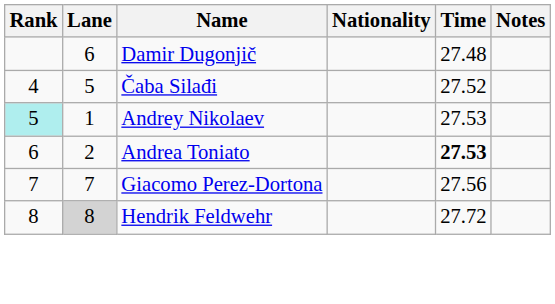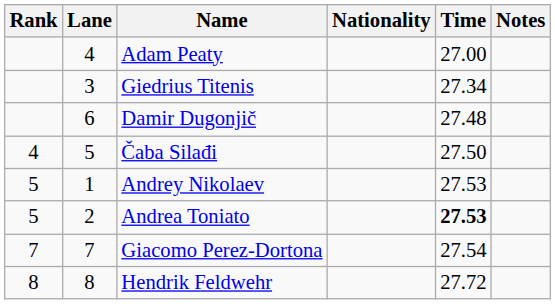+ row: (172, 53)
+ row: (188, 86)
(463, 86) 27.52 -> (463, 151) 27.50
(33, 119) paleturquoise background -> (33, 184) no background
(33, 151) 6 -> (33, 217) 5
(463, 184) 27.56 -> (463, 250) 27.54
(89, 217) lightgrey background -> (89, 282) no background
